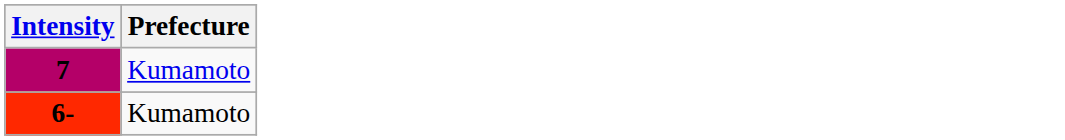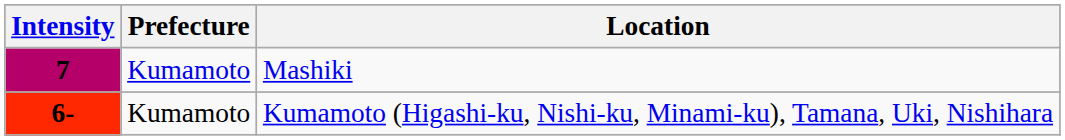+ column: (658, 26)
